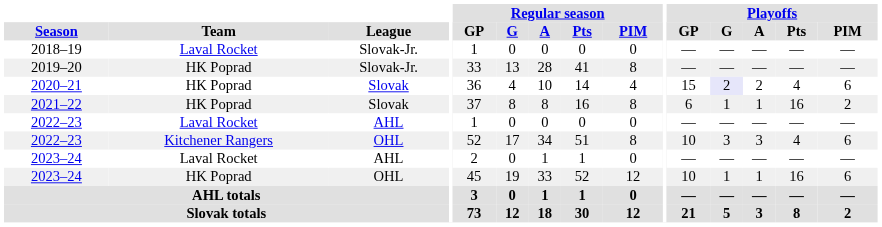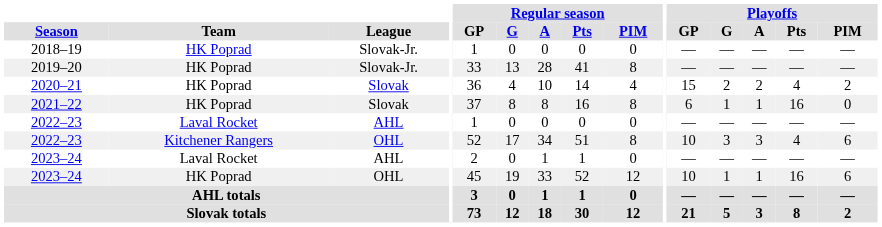(219, 49) Laval Rocket -> (219, 49) HK Poprad
(727, 85) lavender background -> (727, 85) no background
(848, 85) 6 -> (848, 85) 2
(848, 104) 2 -> (848, 104) 0
